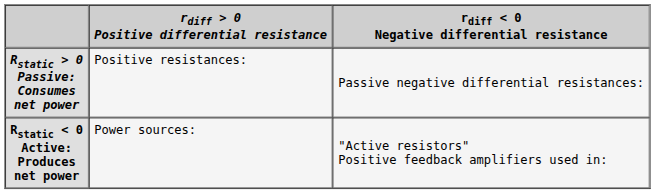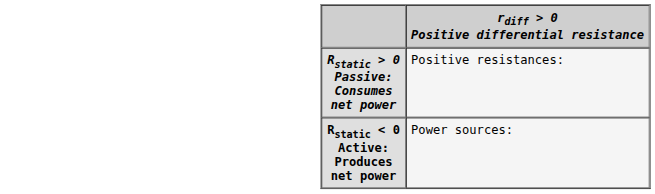- column: (491, 26)
